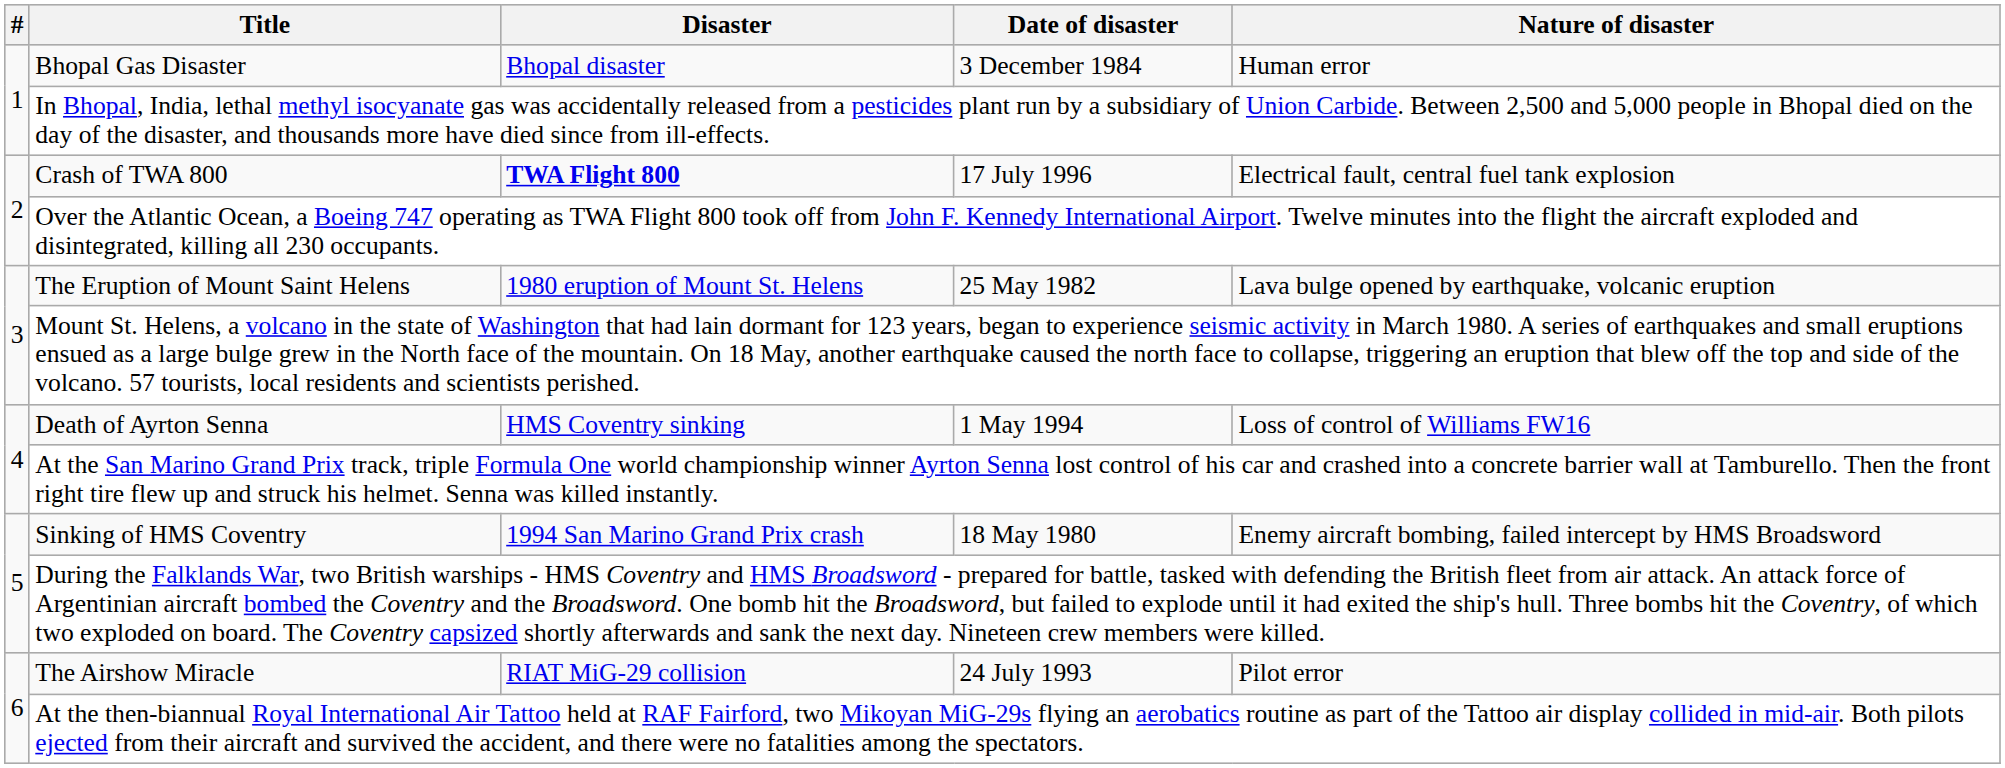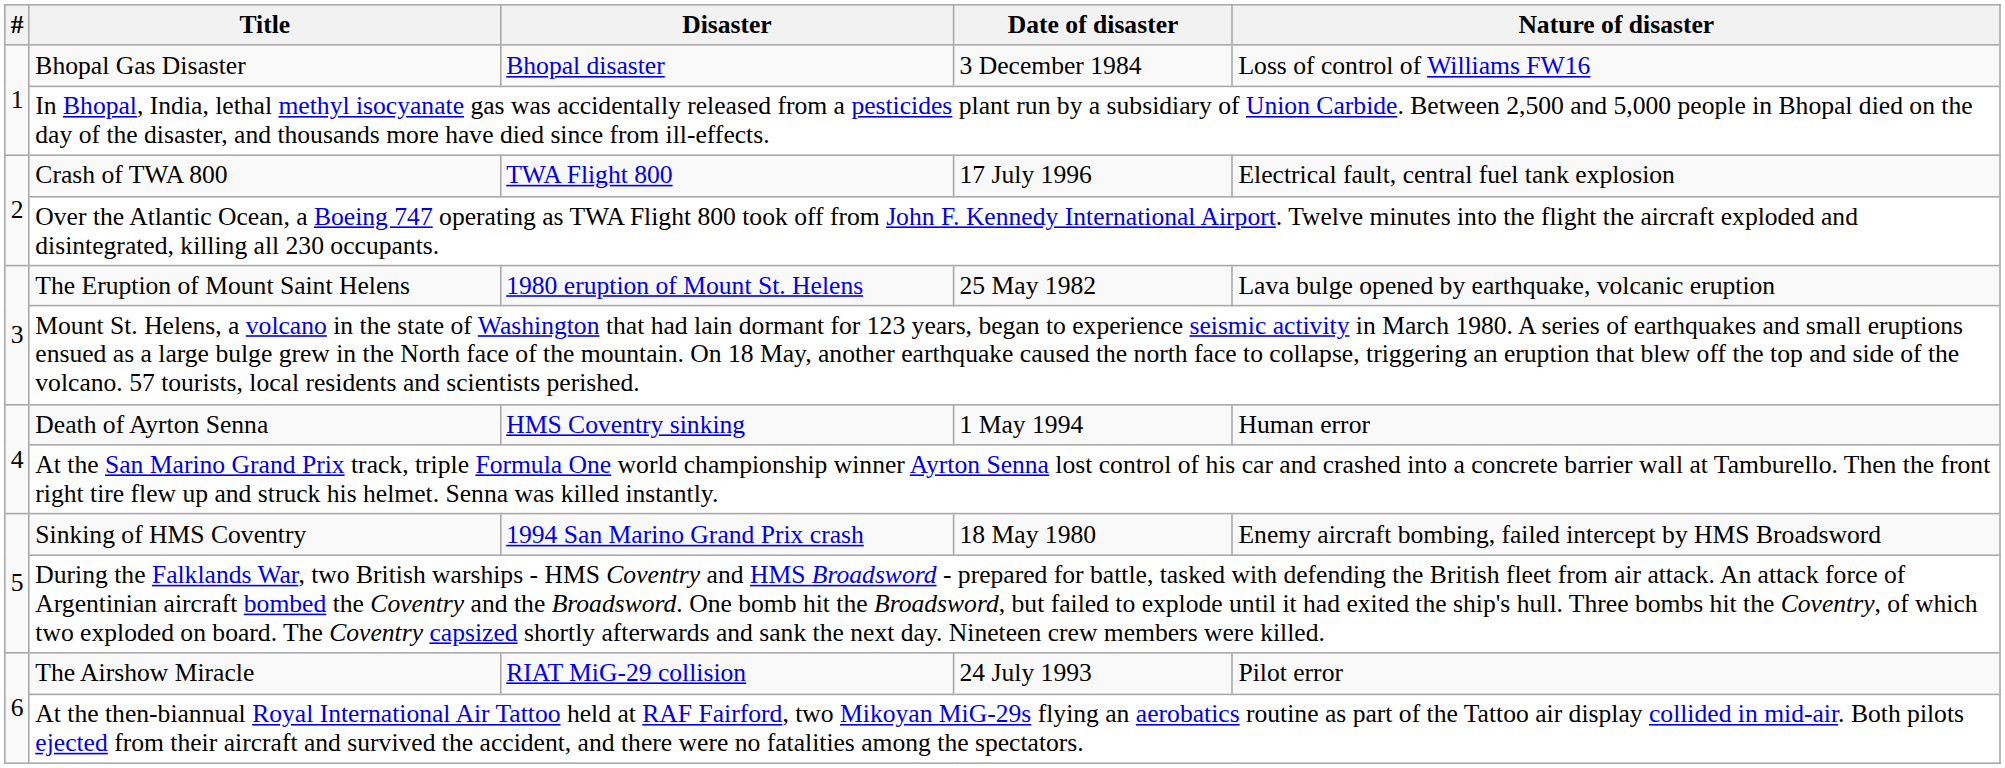(1304, 65) Human error -> (1414, 65) Loss of control of Williams FW16
(593, 175) bold -> (589, 175) normal
(1414, 424) Loss of control of Williams FW16 -> (1304, 424) Human error
